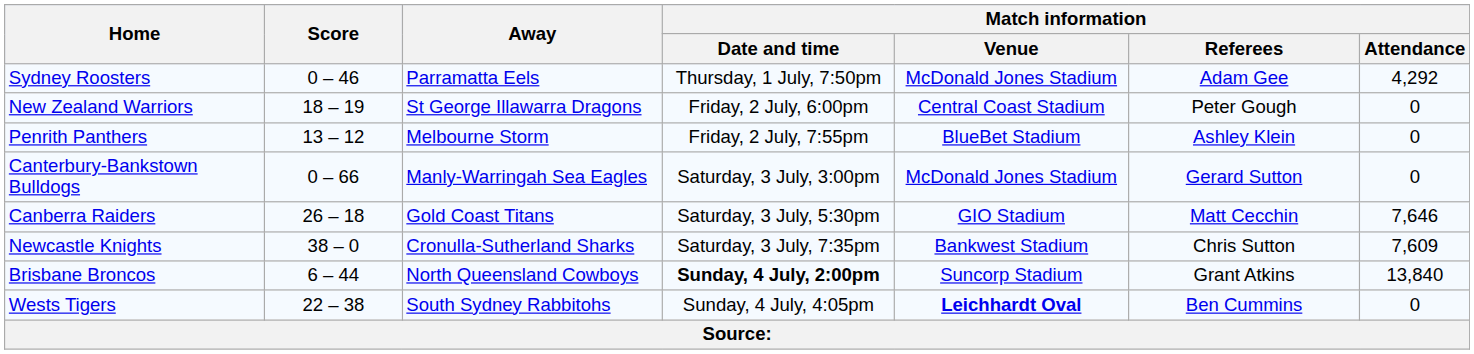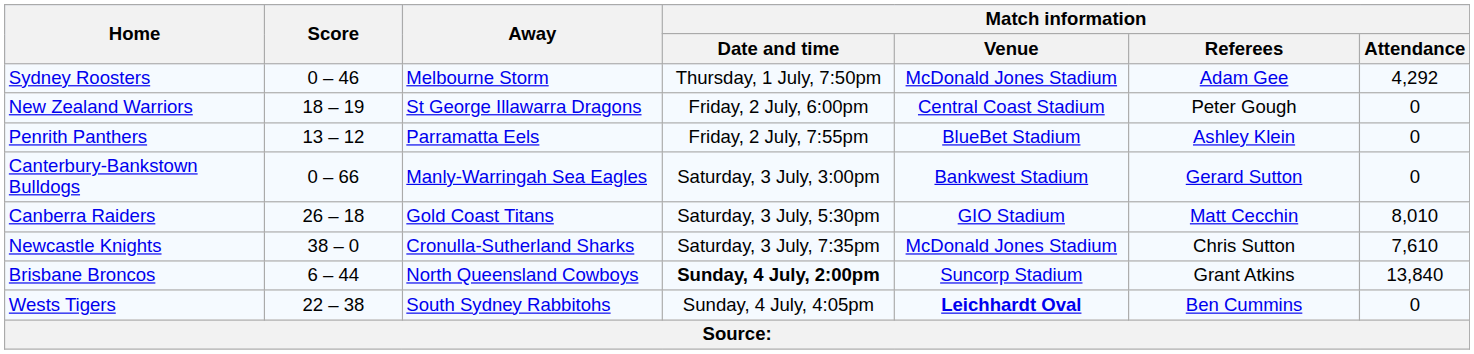(473, 78) Parramatta Eels -> (477, 78) Melbourne Storm
(477, 136) Melbourne Storm -> (473, 136) Parramatta Eels
(1011, 176) McDonald Jones Stadium -> (1011, 176) Bankwest Stadium
(1415, 216) 7,646 -> (1415, 216) 8,010
(1011, 246) Bankwest Stadium -> (1011, 246) McDonald Jones Stadium
(1415, 246) 7,609 -> (1415, 246) 7,610
